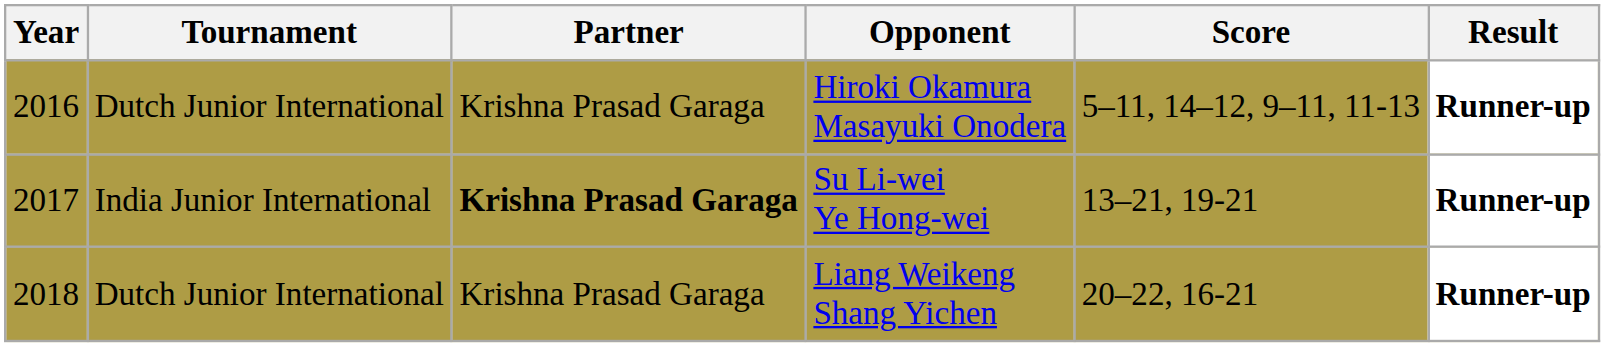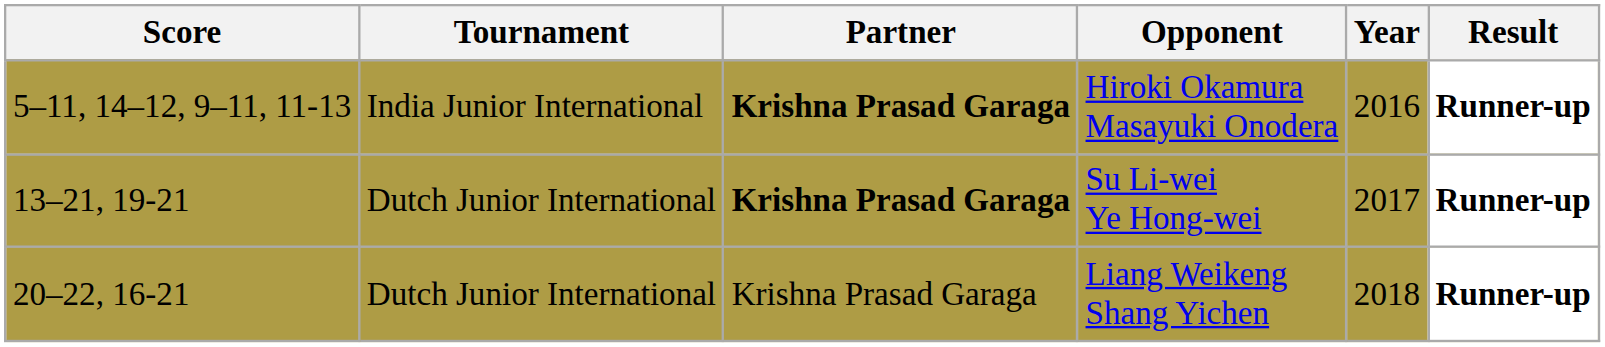columns swapped: (46, 32) <-> (1251, 32)
(269, 106) Dutch Junior International -> (535, 106) India Junior International
(612, 106) normal -> (901, 106) bold
(263, 200) India Junior International -> (541, 200) Dutch Junior International
